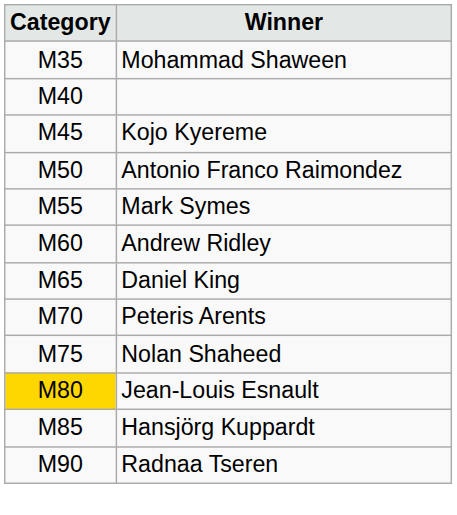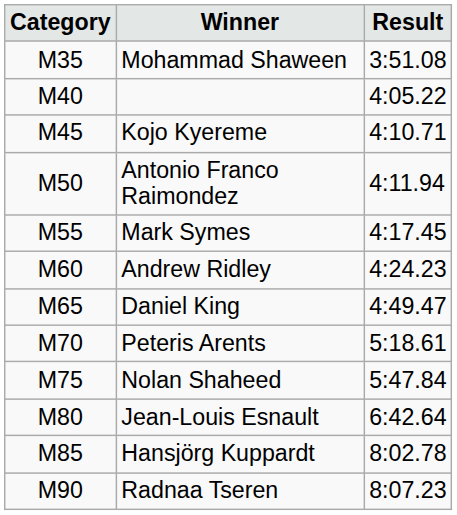+ column: (408, 22)
(60, 390) gold background -> (60, 416) no background
